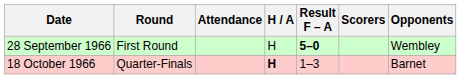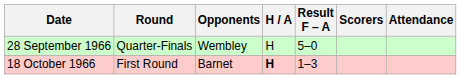columns swapped: (422, 20) <-> (230, 20)
(147, 45) First Round -> (154, 45) Quarter-Finals
(309, 45) bold -> (307, 45) normal
(154, 64) Quarter-Finals -> (147, 64) First Round
